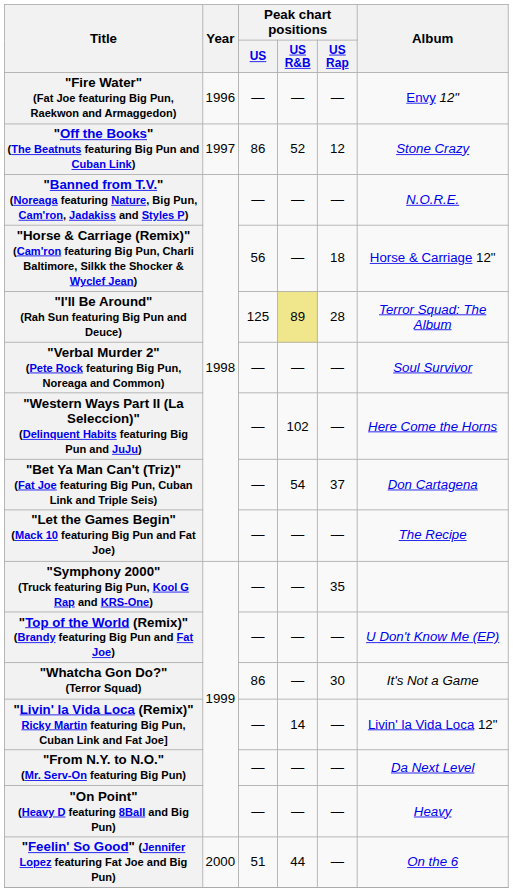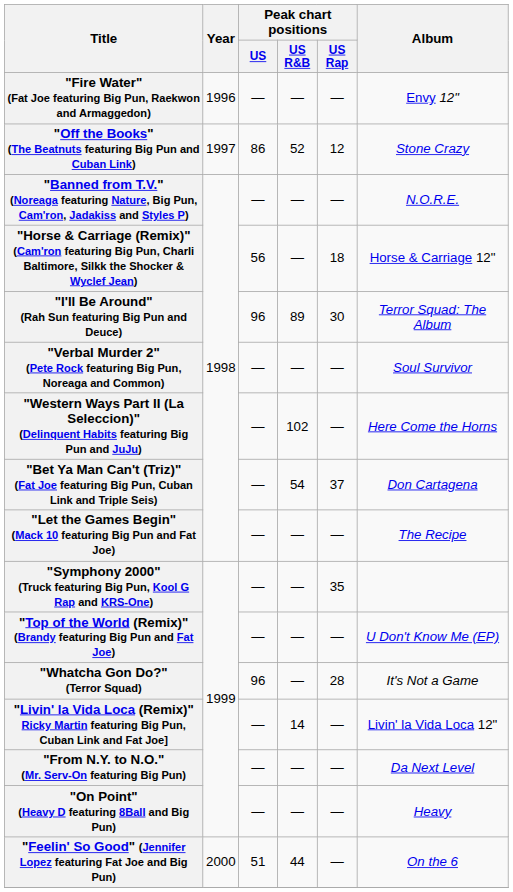(258, 316) 125 -> (258, 316) 96
(298, 316) khaki background -> (297, 316) no background
(337, 316) 28 -> (337, 316) 30
(258, 680) 86 -> (258, 680) 96
(337, 680) 30 -> (337, 680) 28
